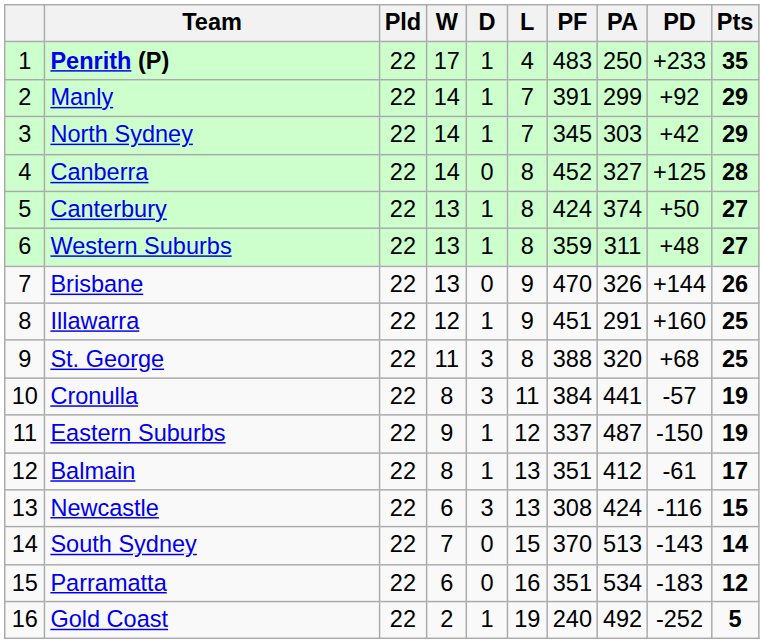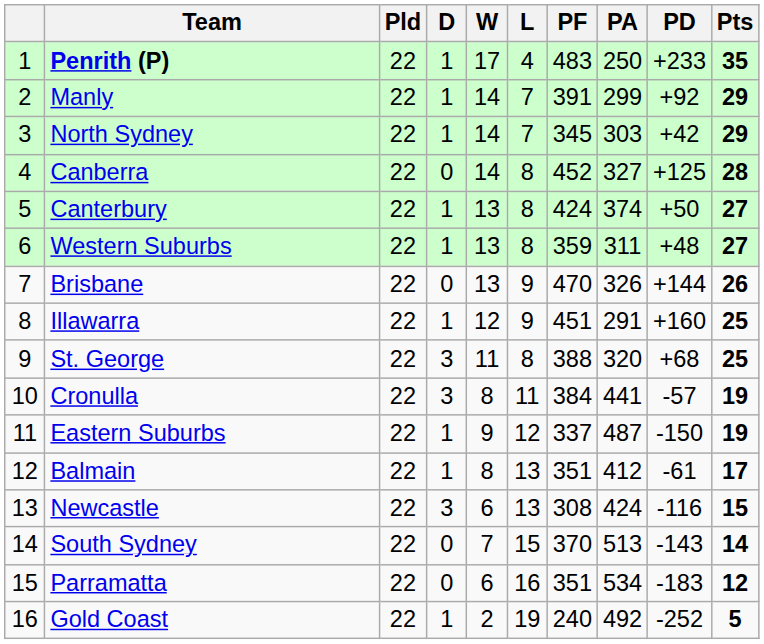columns swapped: (447, 23) <-> (487, 23)
